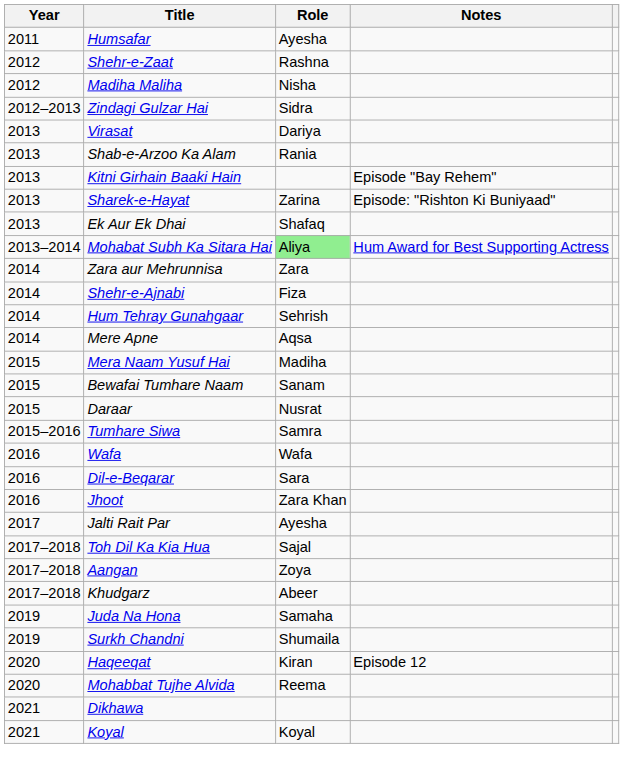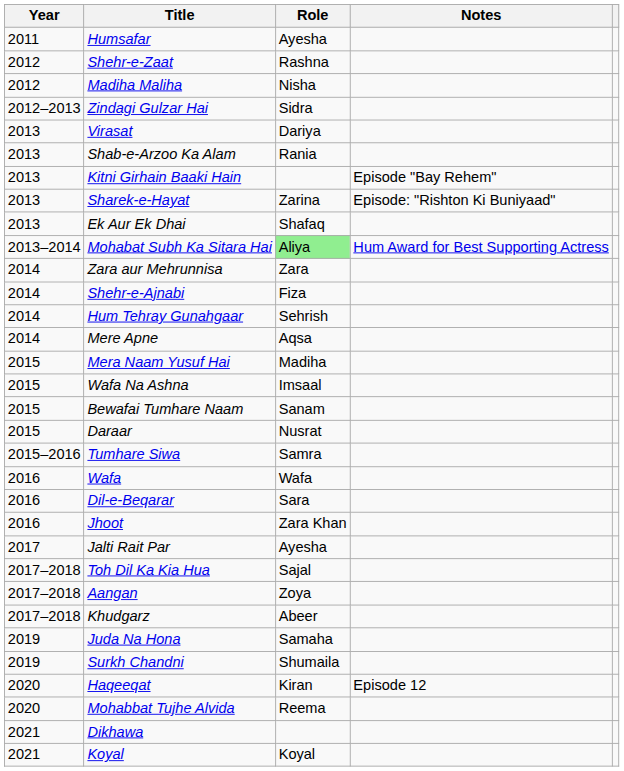+ row: (138, 385)
